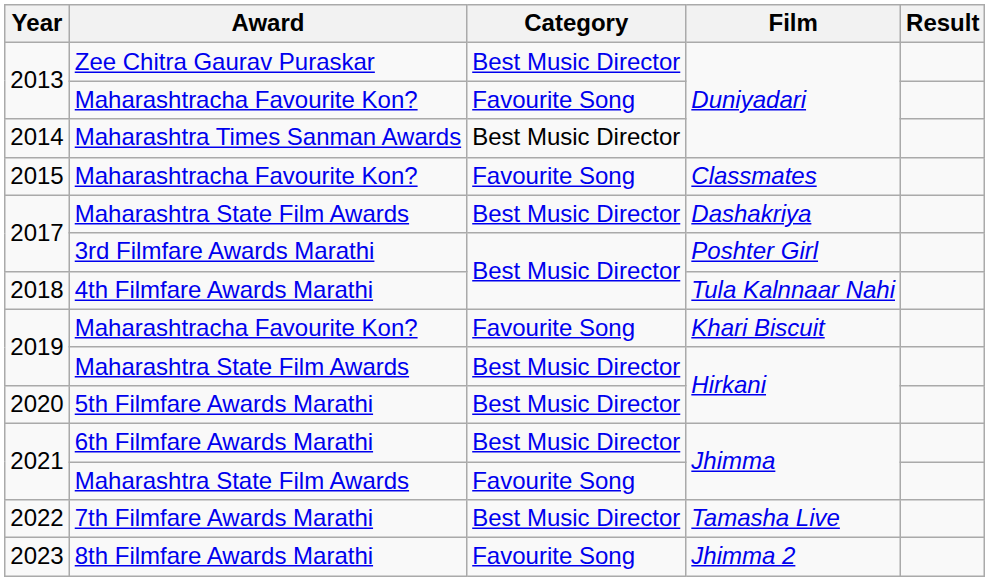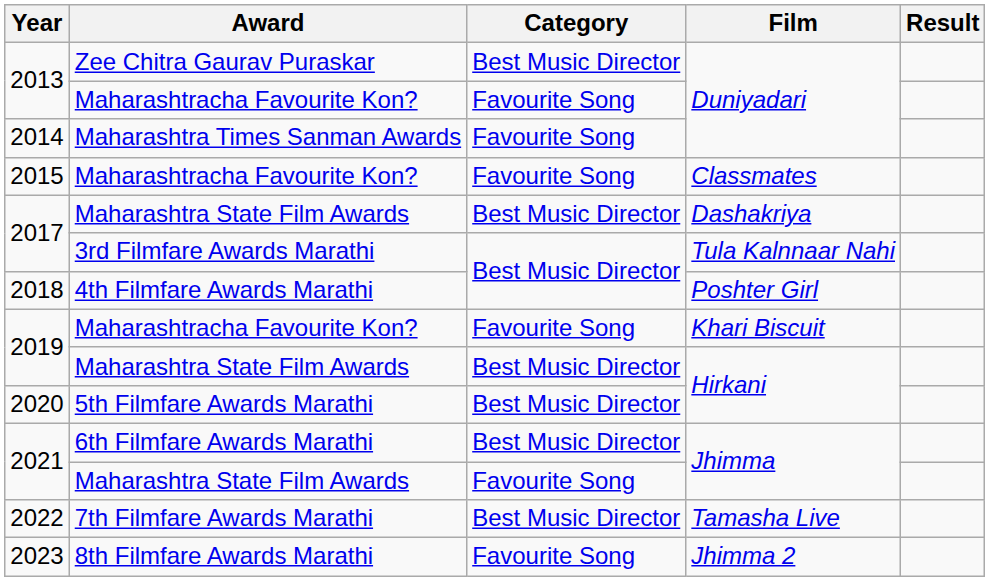(576, 137) Best Music Director -> (554, 137) Favourite Song
(755, 251) Poshter Girl -> (793, 251) Tula Kalnnaar Nahi
(793, 289) Tula Kalnnaar Nahi -> (755, 289) Poshter Girl
